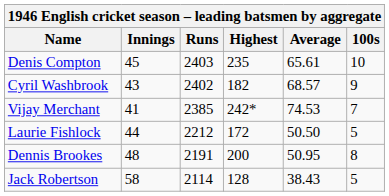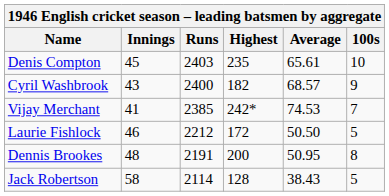(199, 86) 2402 -> (199, 86) 2400
(132, 132) 44 -> (132, 132) 46
